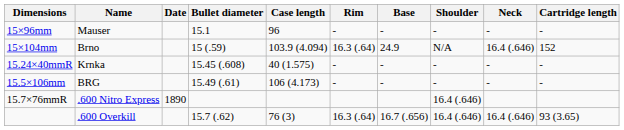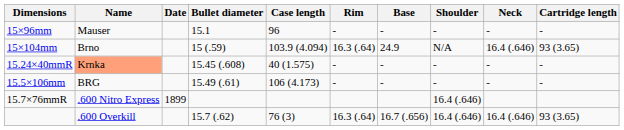(547, 47) 152 -> (559, 47) 93 (3.65)
(91, 64) no background -> (91, 64) lightsalmon background
(175, 99) 1890 -> (175, 99) 1899
